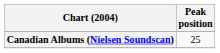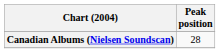(196, 39) 25 -> (196, 39) 28
